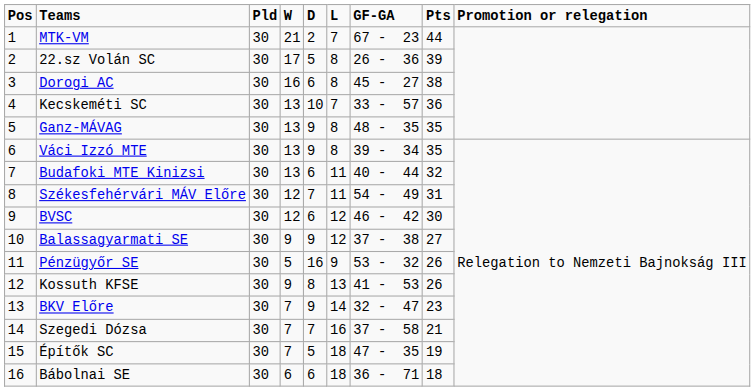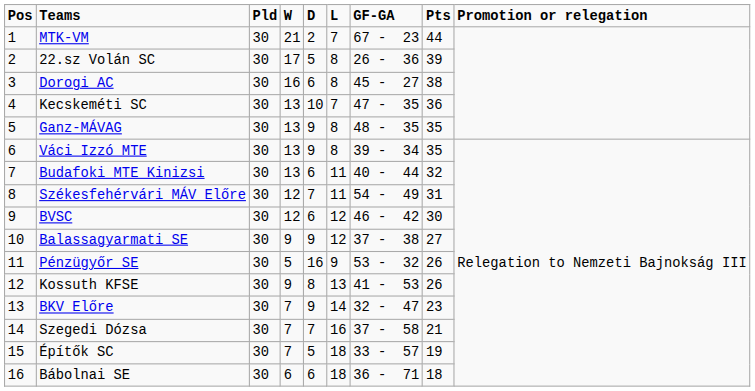(386, 106) 33 - 57 -> (386, 106) 47 - 35
(386, 353) 47 - 35 -> (386, 353) 33 - 57
